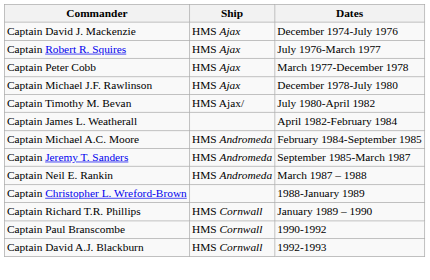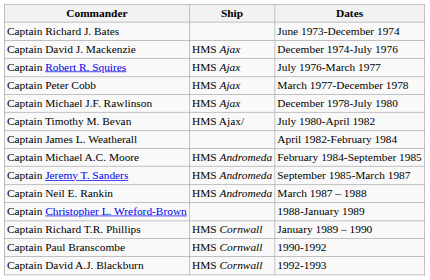+ row: (63, 31)
